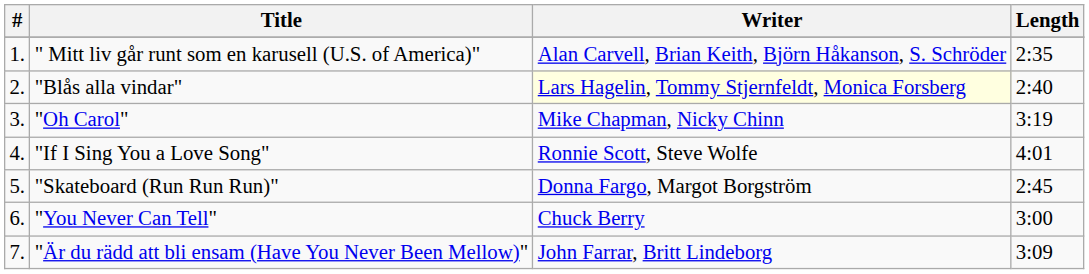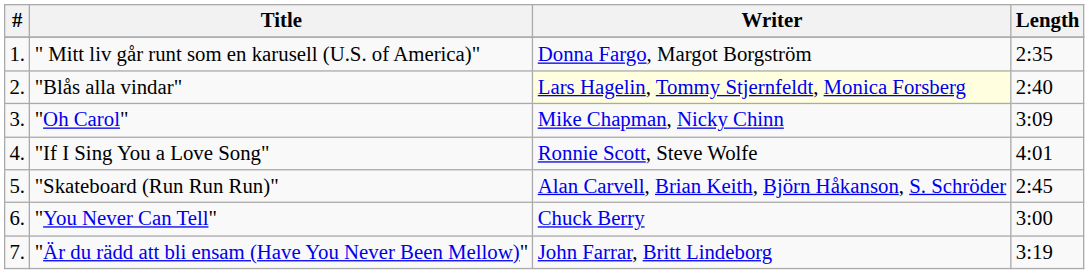(772, 53) Alan Carvell, Brian Keith, Björn Håkanson, S. Schröder -> (675, 53) Donna Fargo, Margot Borgström
(1034, 119) 3:19 -> (1034, 119) 3:09
(675, 185) Donna Fargo, Margot Borgström -> (772, 185) Alan Carvell, Brian Keith, Björn Håkanson, S. Schröder
(1034, 251) 3:09 -> (1034, 251) 3:19
